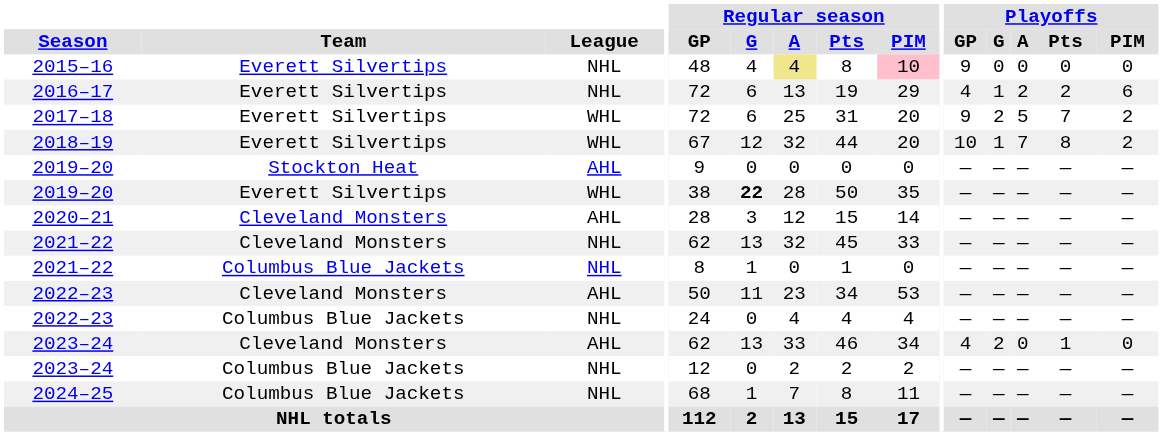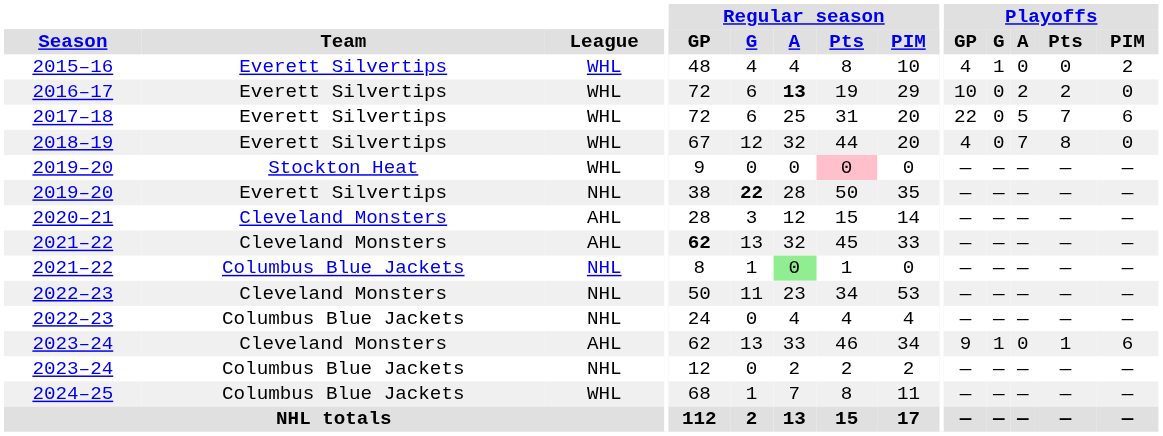(604, 67) NHL -> (604, 67) WHL
(794, 67) khaki background -> (794, 67) no background
(908, 67) pink background -> (908, 67) no background
(966, 67) 9 -> (966, 67) 4
(999, 67) 0 -> (999, 67) 1
(1127, 67) 0 -> (1127, 67) 2
(604, 92) NHL -> (604, 92) WHL
(794, 92) normal -> (794, 92) bold
(966, 92) 4 -> (966, 92) 10
(999, 92) 1 -> (999, 92) 0
(1127, 92) 6 -> (1127, 92) 0
(966, 117) 9 -> (966, 117) 22
(999, 117) 2 -> (999, 117) 0
(1127, 117) 2 -> (1127, 117) 6
(966, 142) 10 -> (966, 142) 4
(999, 142) 1 -> (999, 142) 0
(1127, 142) 2 -> (1127, 142) 0
(604, 168) AHL -> (604, 168) WHL
(847, 168) no background -> (847, 168) pink background
(604, 193) WHL -> (604, 193) NHL
(604, 243) NHL -> (604, 243) AHL
(699, 243) normal -> (699, 243) bold
(794, 268) no background -> (794, 268) lightgreen background
(604, 293) AHL -> (604, 293) NHL
(966, 344) 4 -> (966, 344) 9
(999, 344) 2 -> (999, 344) 1
(1127, 344) 0 -> (1127, 344) 6
(604, 394) NHL -> (604, 394) WHL
